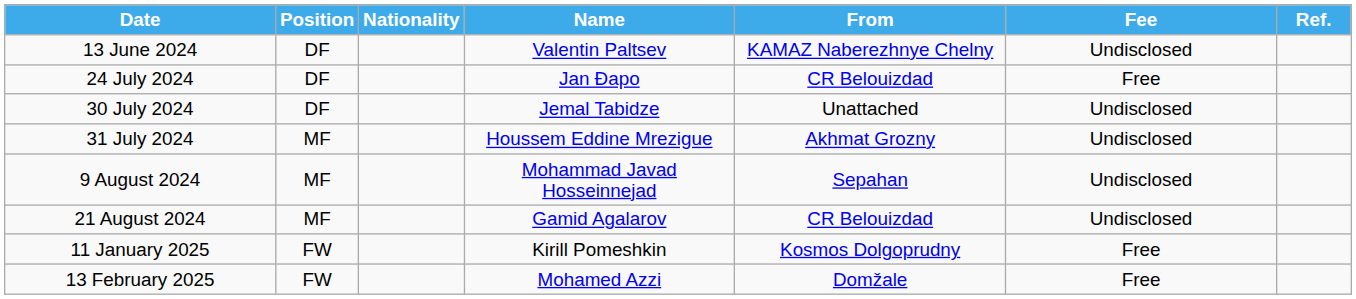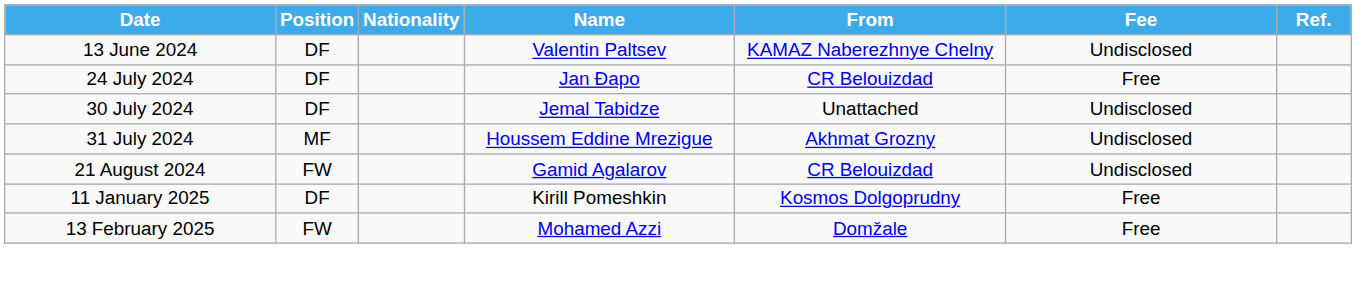- row: (140, 179)
(317, 220) MF -> (317, 169) FW
(317, 250) FW -> (317, 199) DF
